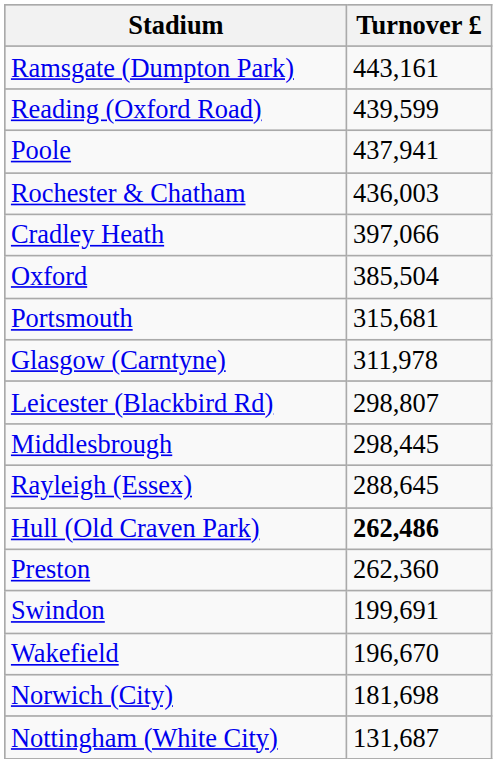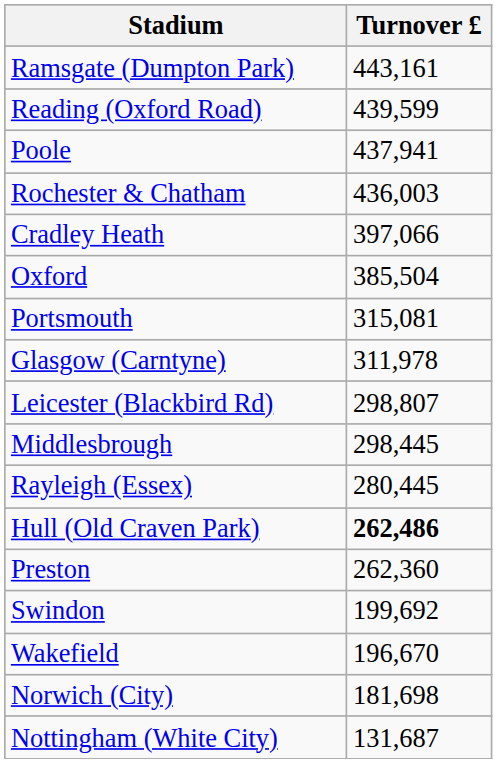(396, 318) 315,681 -> (396, 318) 315,081
(396, 485) 288,645 -> (396, 485) 280,445
(396, 611) 199,691 -> (396, 611) 199,692
